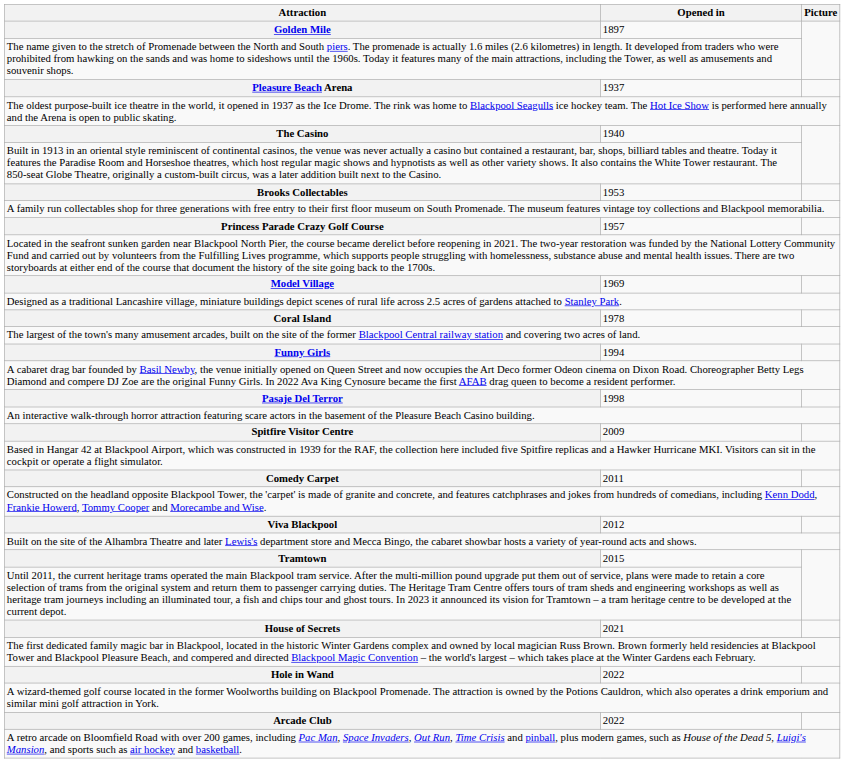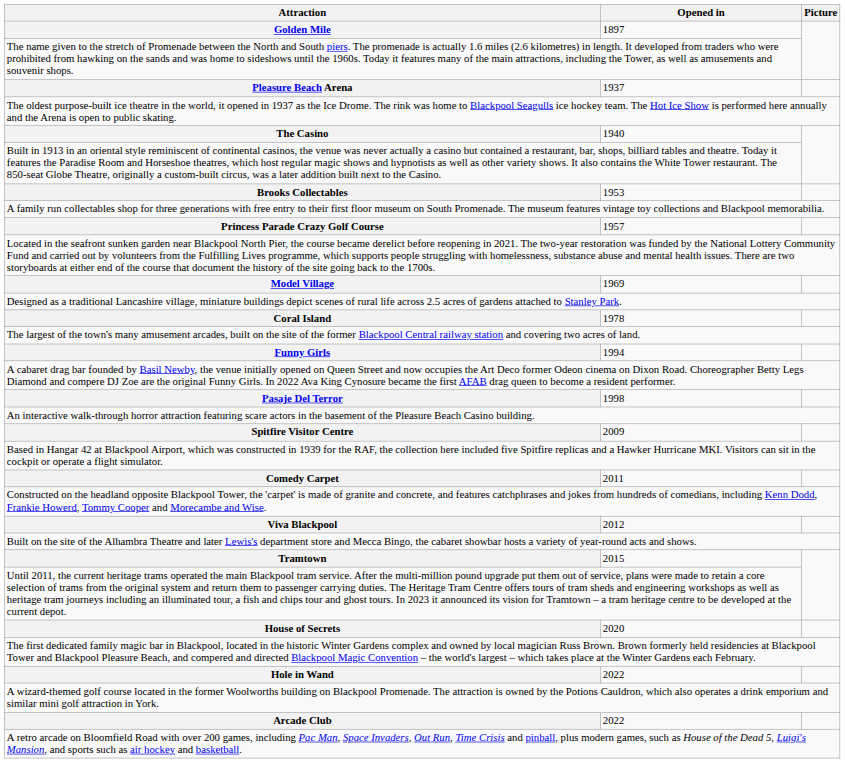(614, 628) 2021 -> (614, 628) 2020
